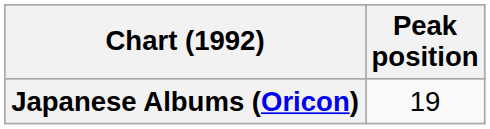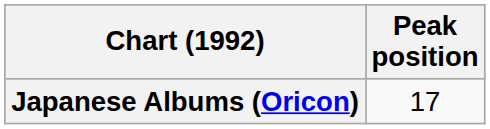(425, 100) 19 -> (425, 100) 17
